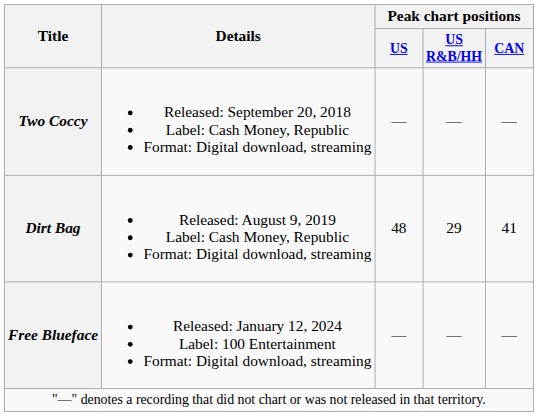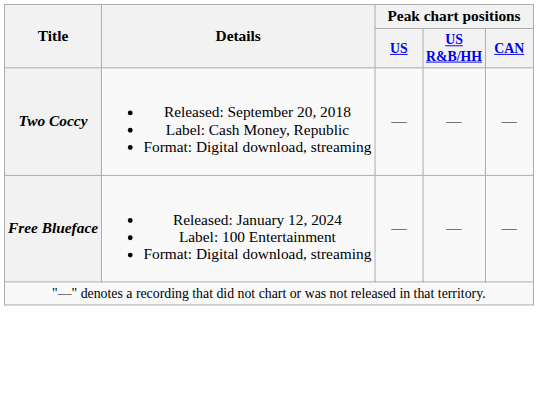- row: (53, 228)
